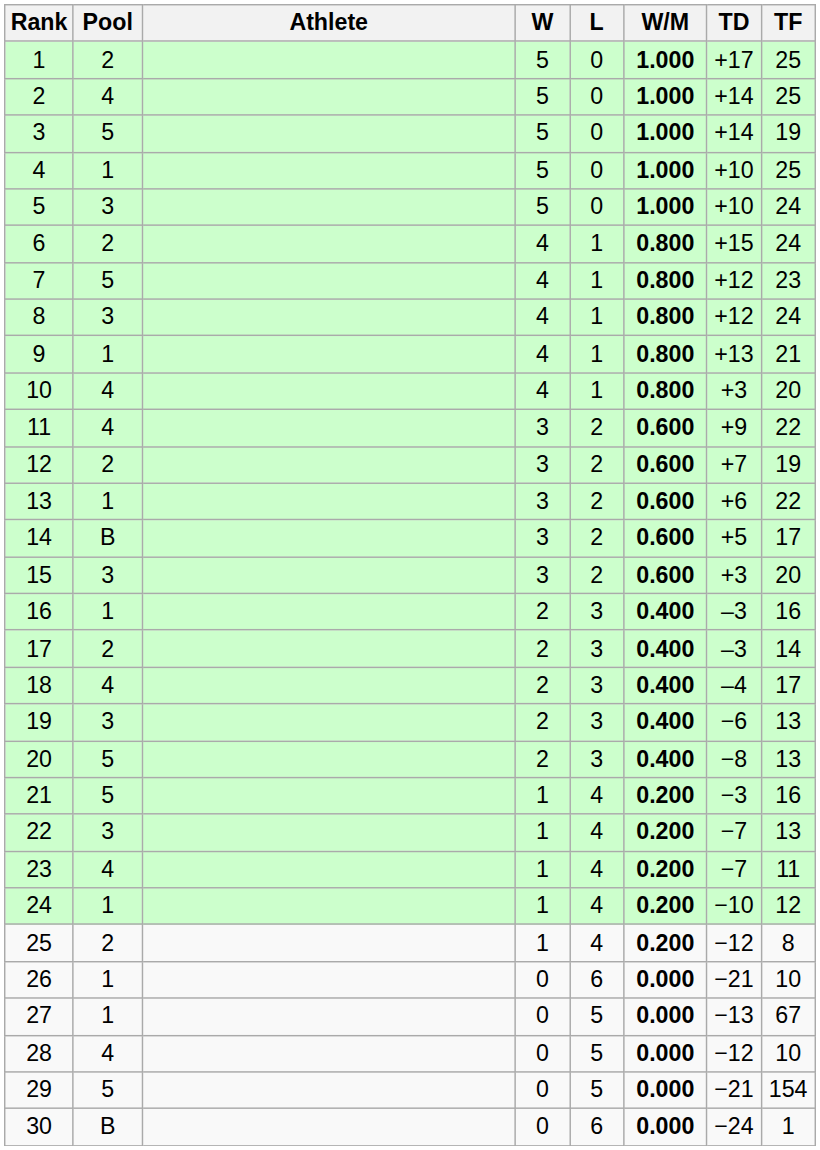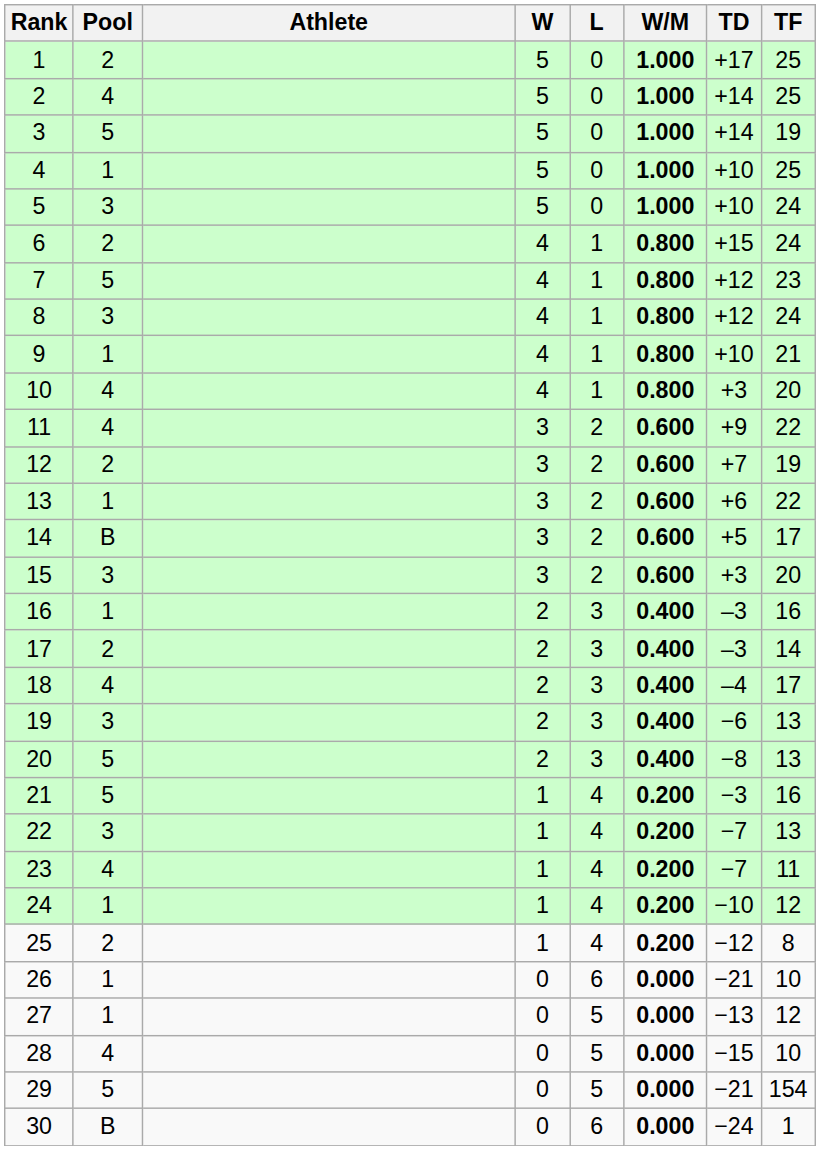(734, 354) +13 -> (734, 354) +10
(788, 1016) 67 -> (788, 1016) 12
(734, 1053) −12 -> (734, 1053) −15
